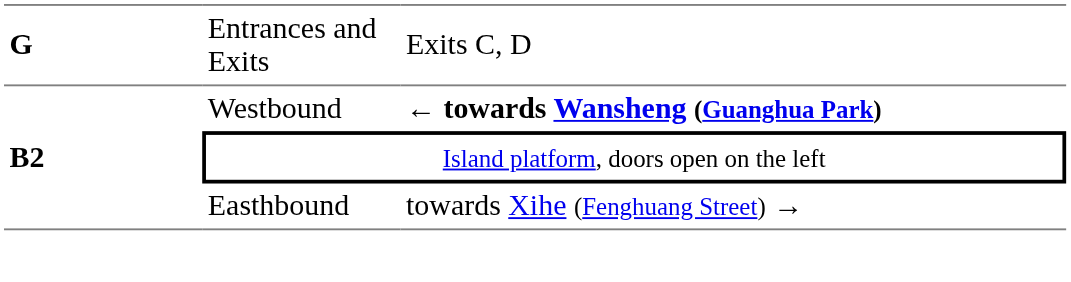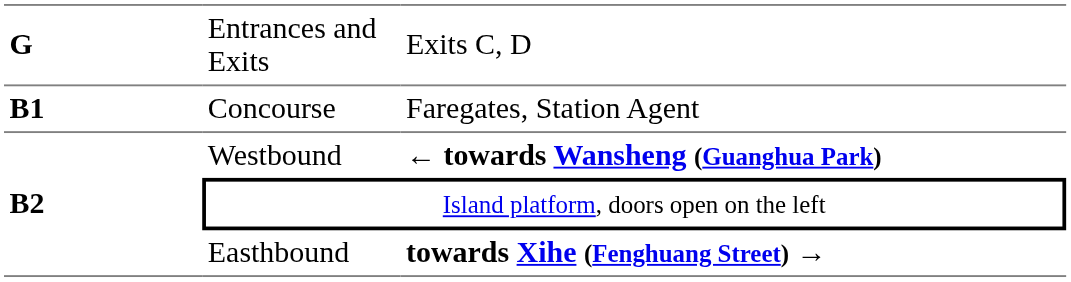+ row: (272, 108)
(605, 205) normal -> (616, 252) bold
